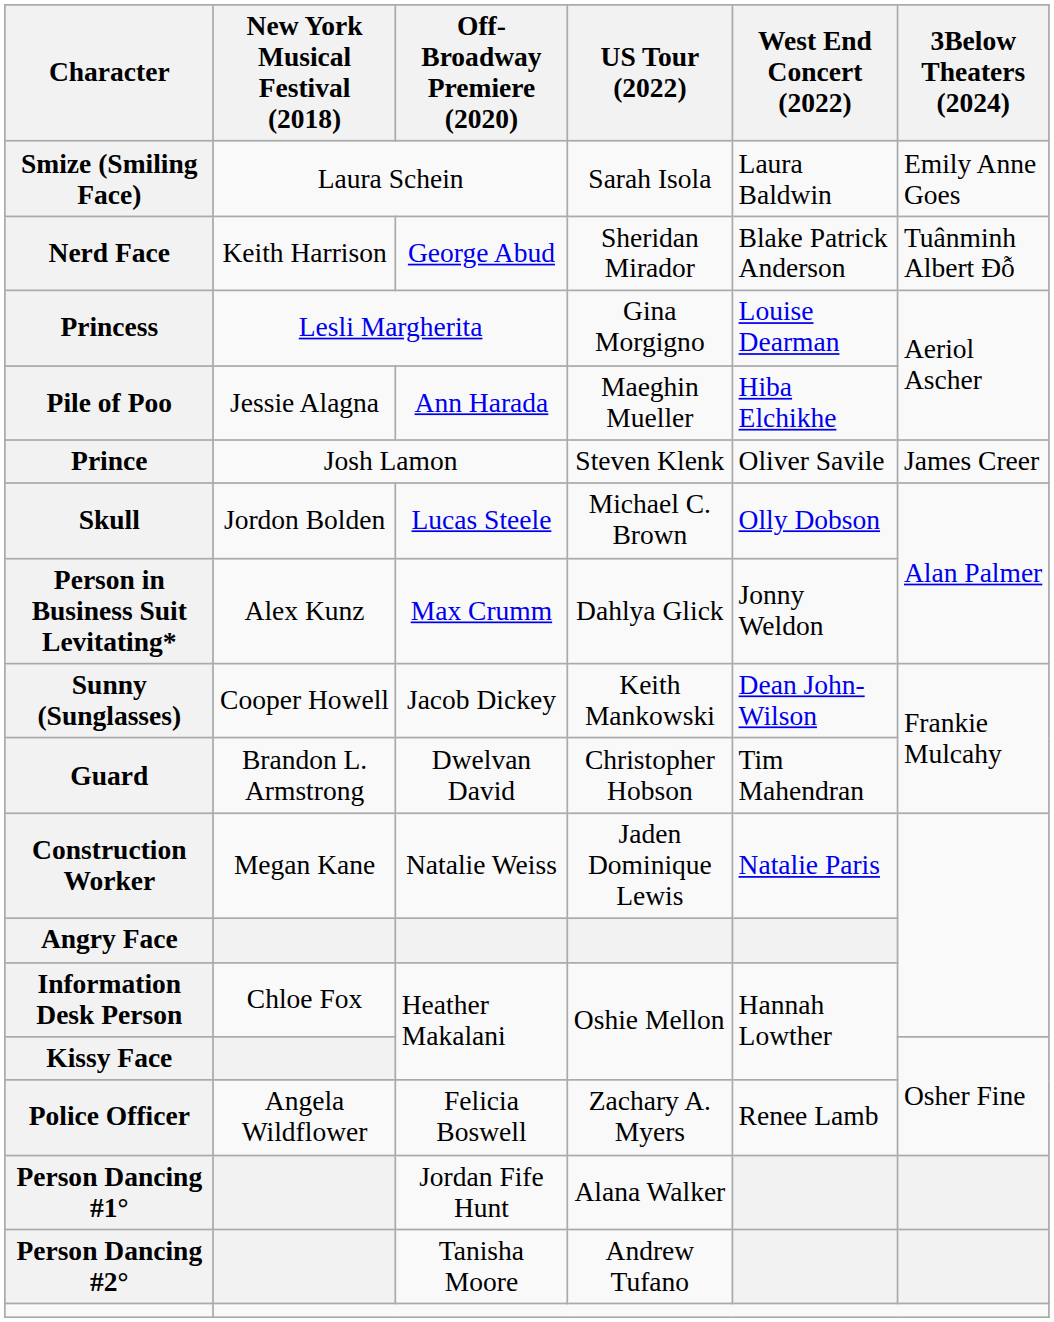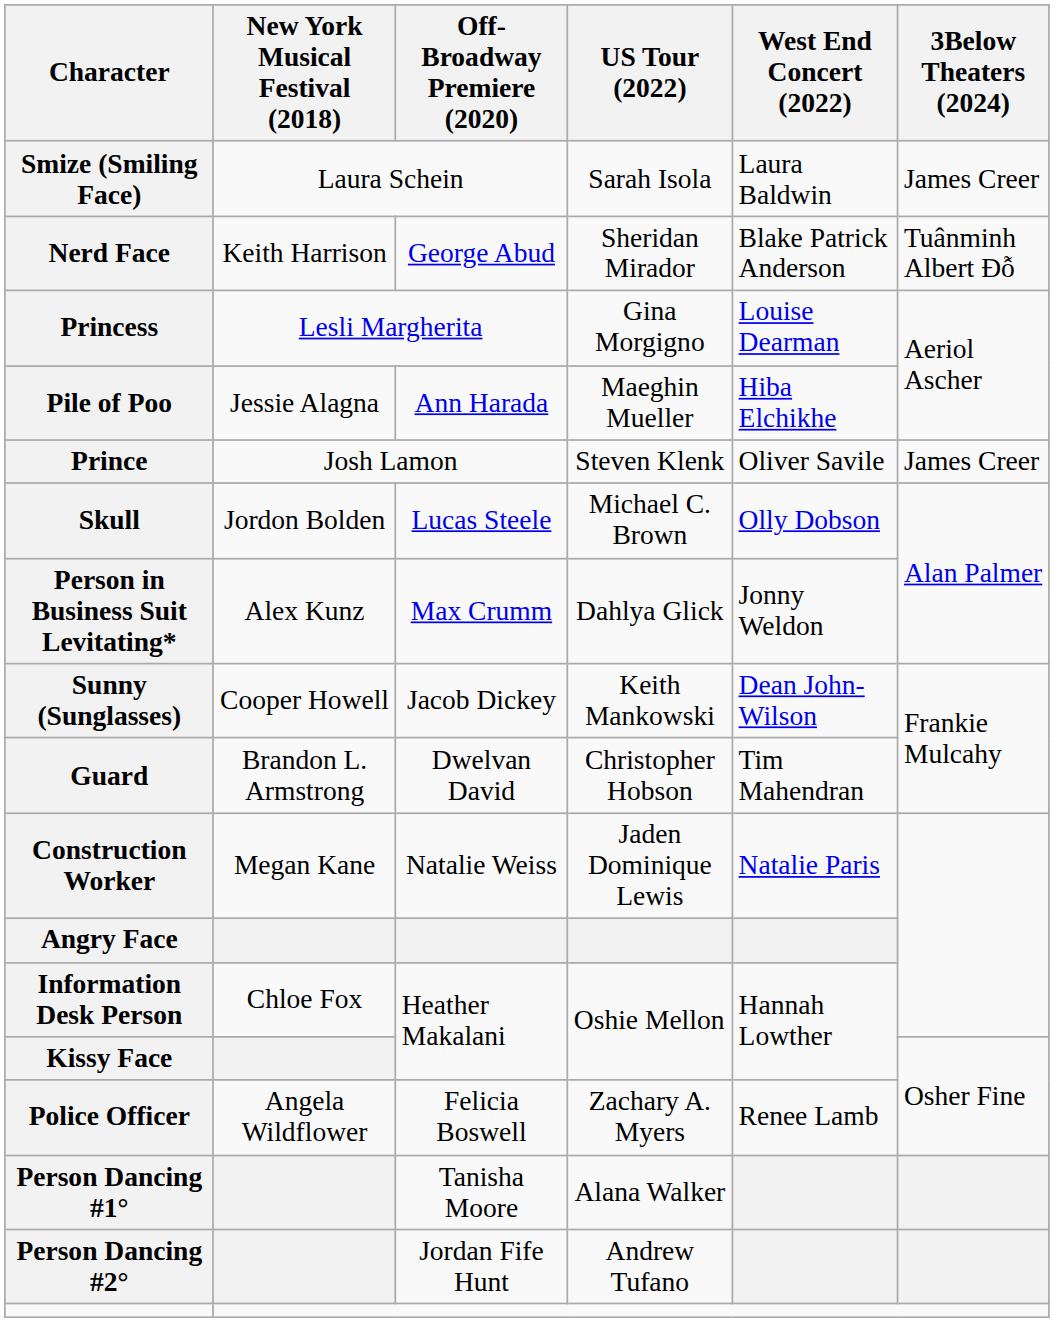(970, 178) Emily Anne Goes -> (972, 178) James Creer
(481, 1191) Jordan Fife Hunt -> (481, 1191) Tanisha Moore
(481, 1266) Tanisha Moore -> (481, 1266) Jordan Fife Hunt
